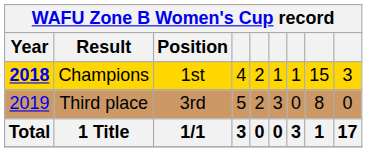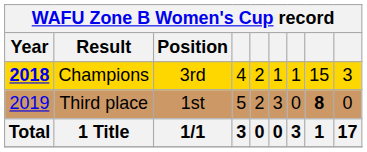(193, 75) 1st -> (193, 75) 3rd
(193, 103) 3rd -> (193, 103) 1st
(319, 103) normal -> (319, 103) bold
